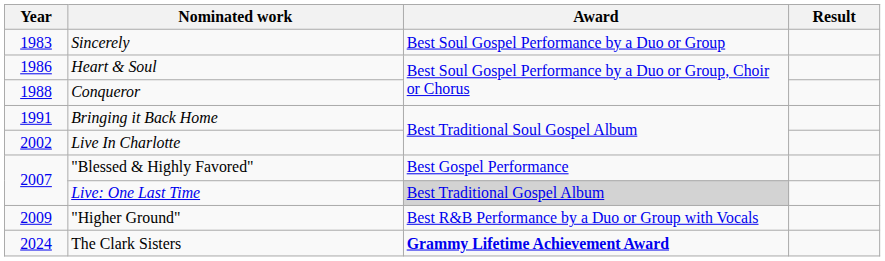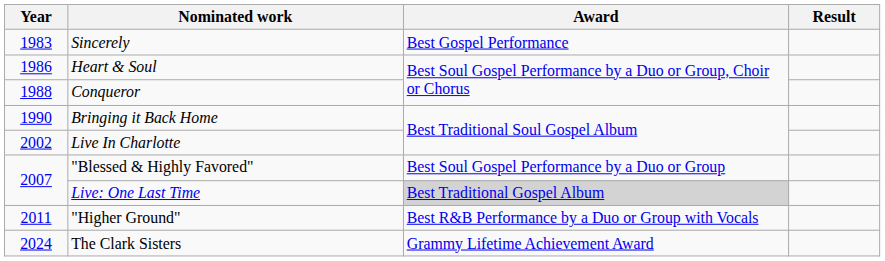(566, 42) Best Soul Gospel Performance by a Duo or Group -> (488, 42) Best Gospel Performance
(36, 117) 1991 -> (36, 117) 1990
(488, 167) Best Gospel Performance -> (566, 167) Best Soul Gospel Performance by a Duo or Group
(36, 218) 2009 -> (36, 218) 2011
(538, 243) bold -> (530, 243) normal
